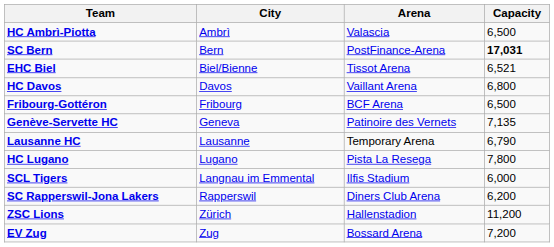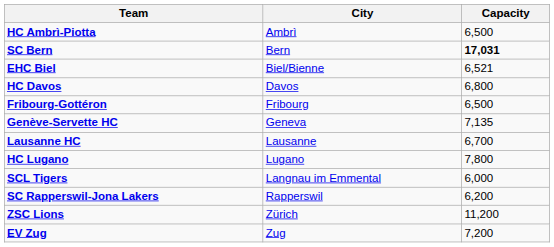- column: (414, 13)
(501, 141) 6,790 -> (479, 141) 6,700
